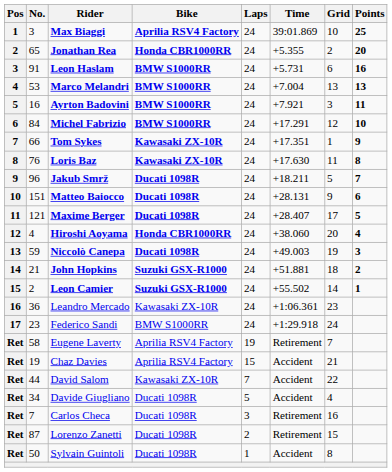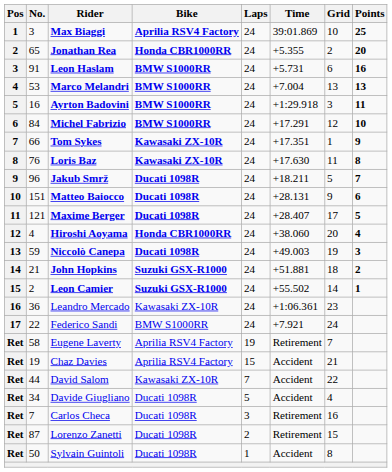(288, 105) +7.921 -> (295, 105) +1:29.918
(34, 324) 23 -> (34, 324) 22
(295, 324) +1:29.918 -> (288, 324) +7.921
